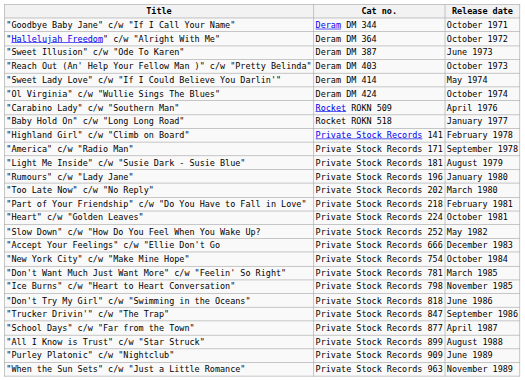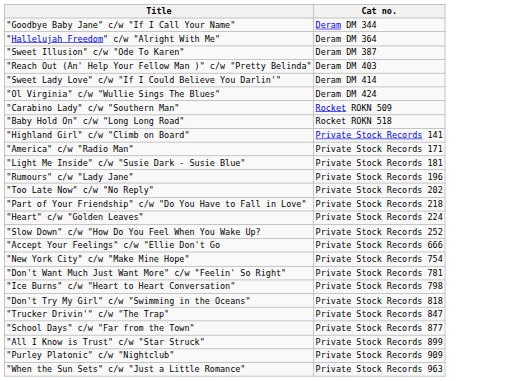- column: (482, 11)
